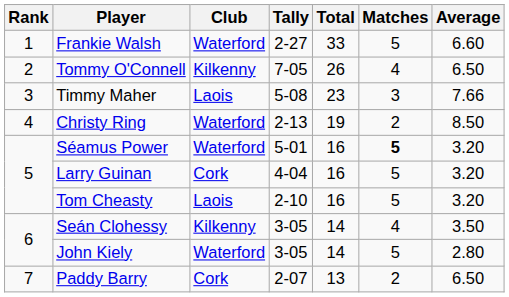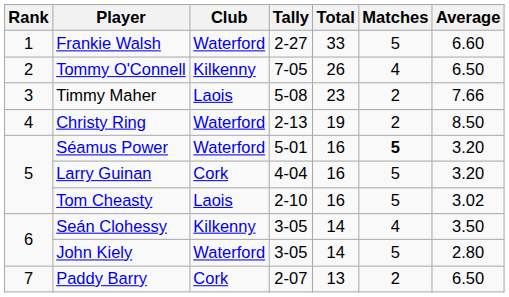(395, 95) 3 -> (395, 95) 2
(468, 200) 3.20 -> (468, 200) 3.02
